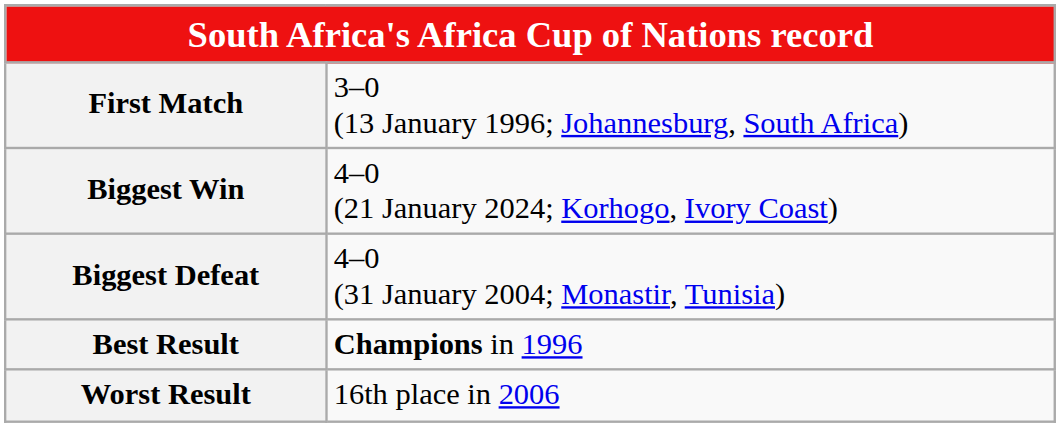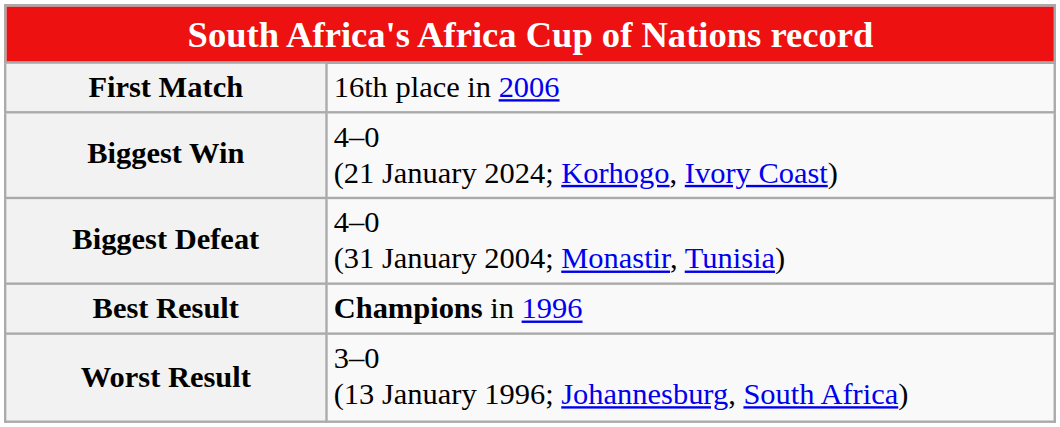(691, 105) 3–0 (13 January 1996; Johannesburg, South Africa) -> (691, 87) 16th place in 2006
(691, 395) 16th place in 2006 -> (691, 377) 3–0 (13 January 1996; Johannesburg, South Africa)
